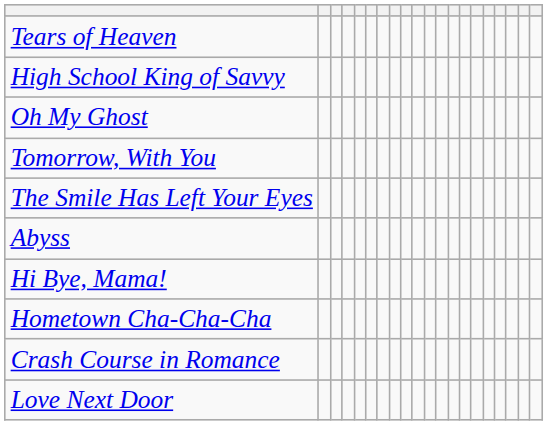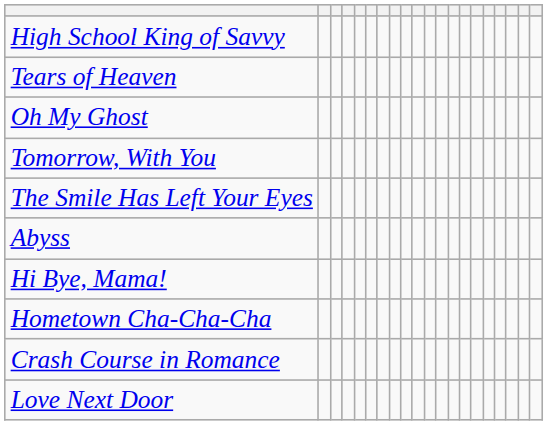rows swapped: (148, 76) <-> (94, 36)
